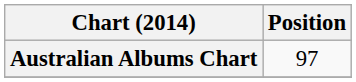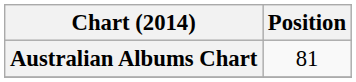(307, 58) 97 -> (307, 58) 81
